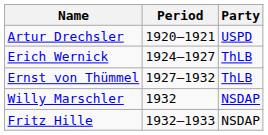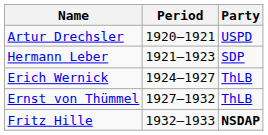+ row: (58, 57)
- row: (66, 99)
(241, 120) normal -> (241, 120) bold
